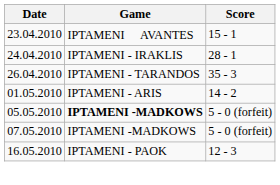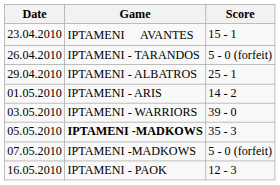- row: (35, 54)
(223, 74) 35 - 3 -> (240, 54) 5 - 0 (forfeit)
+ row: (35, 74)
+ row: (35, 112)
(240, 112) 5 - 0 (forfeit) -> (223, 132) 35 - 3
